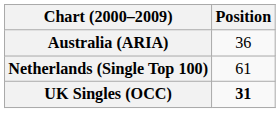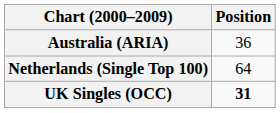(243, 68) 61 -> (243, 68) 64
